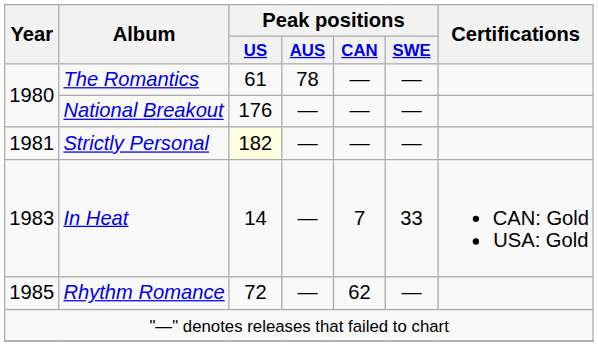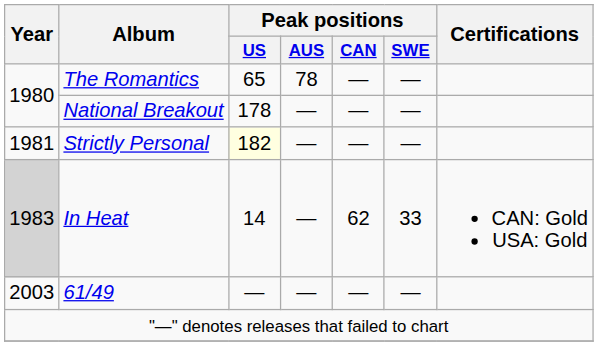(255, 79) 61 -> (254, 79) 65
(255, 111) 176 -> (254, 111) 178
(32, 218) no background -> (32, 218) lightgrey background
(360, 218) 7 -> (358, 218) 62
- row: (144, 292)
+ row: (89, 292)
